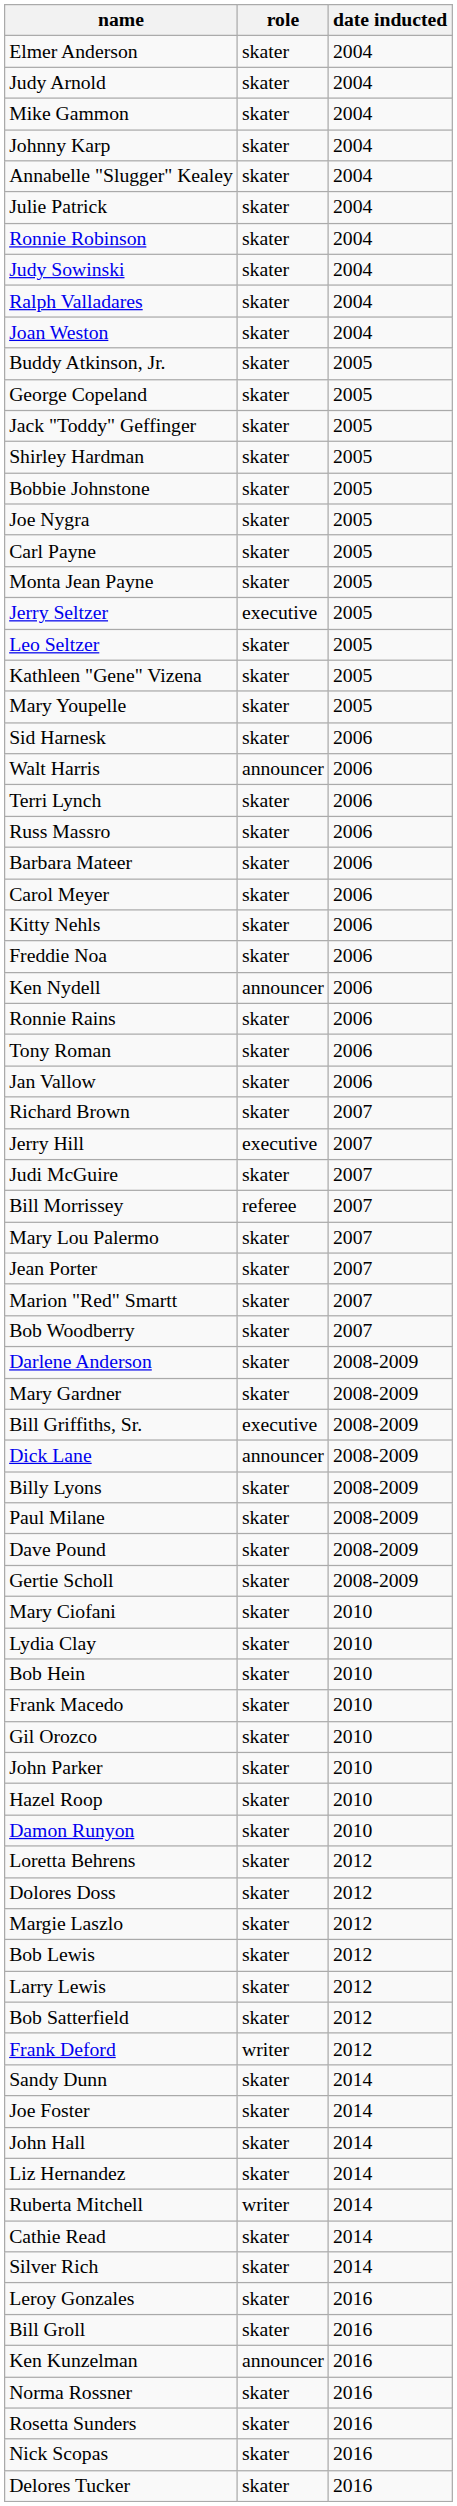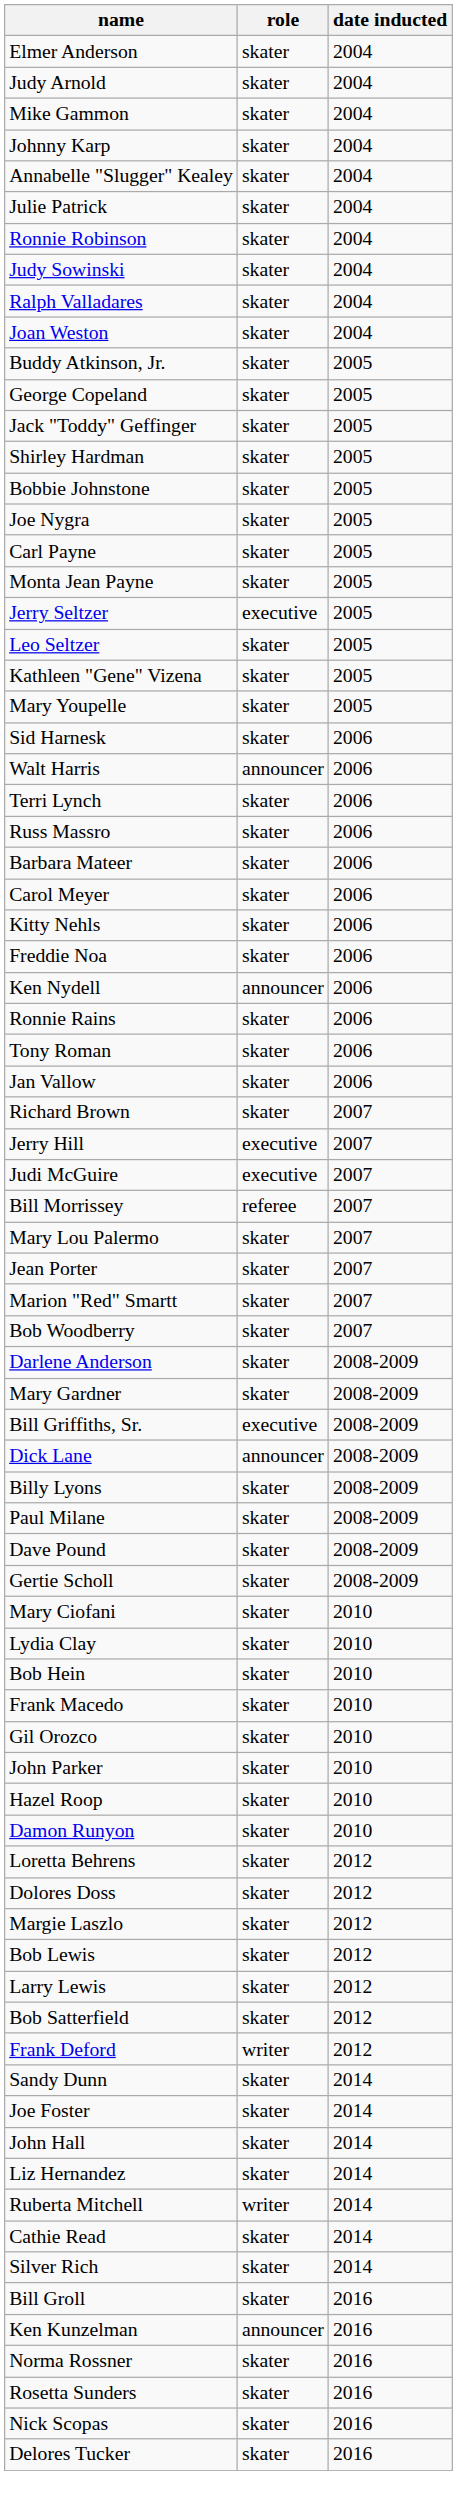(265, 1174) skater -> (280, 1174) executive
- row: (72, 2298)
